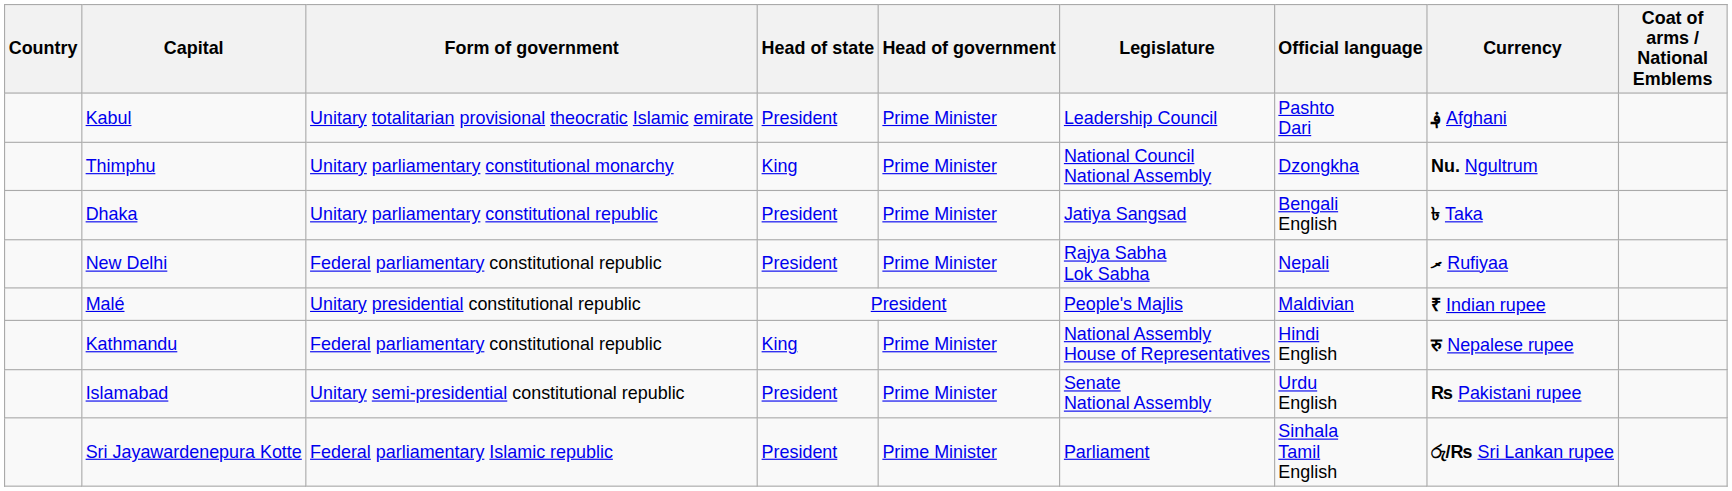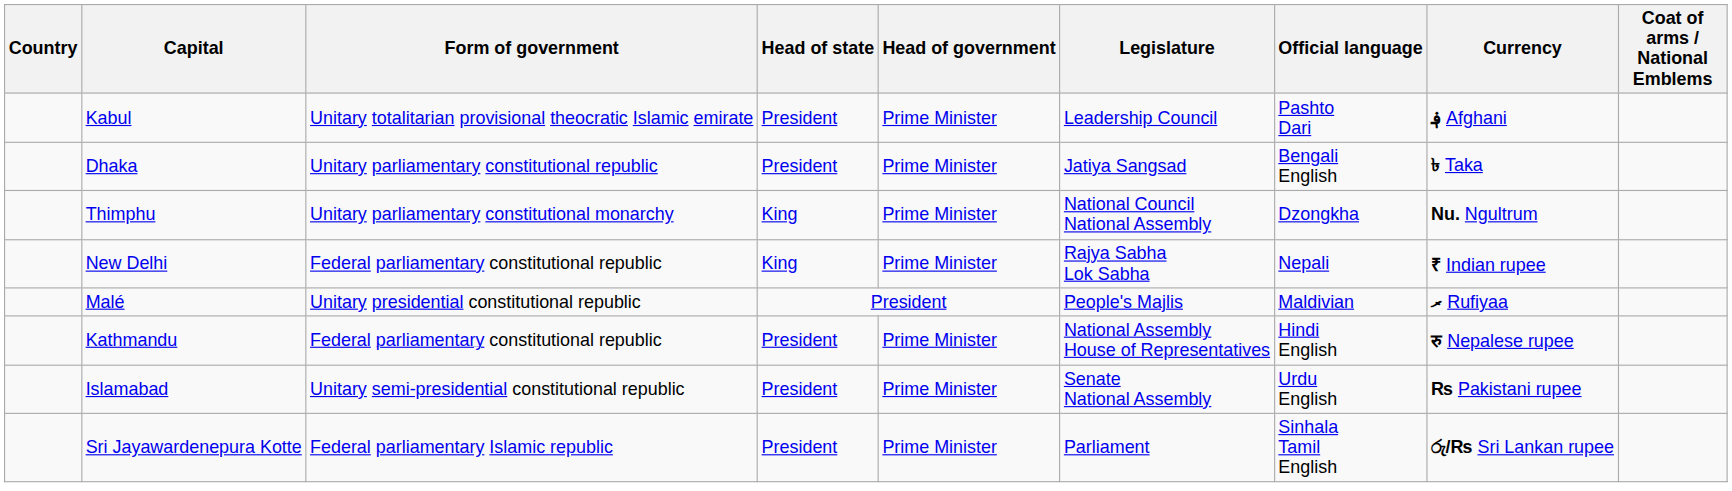rows swapped: (112, 214) <-> (120, 166)
(799, 263) President -> (780, 263) King
(1469, 263) ރ Rufiyaa -> (1488, 264) ₹ Indian rupee
(1488, 305) ₹ Indian rupee -> (1469, 301) ރ Rufiyaa
(780, 344) King -> (799, 340) President
